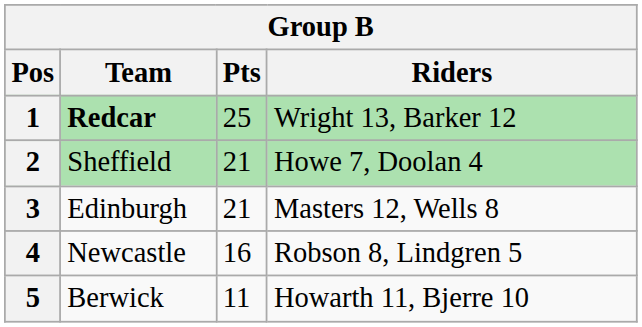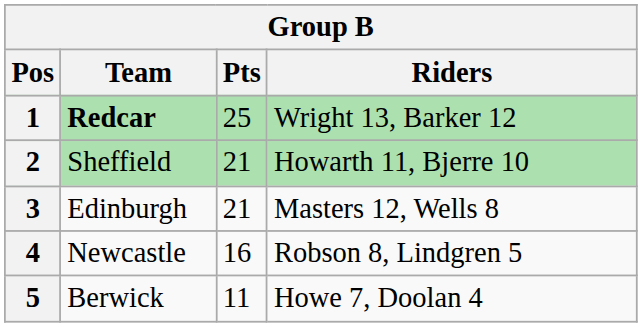(378, 162) Howe 7, Doolan 4 -> (402, 162) Howarth 11, Bjerre 10
(402, 298) Howarth 11, Bjerre 10 -> (378, 298) Howe 7, Doolan 4
